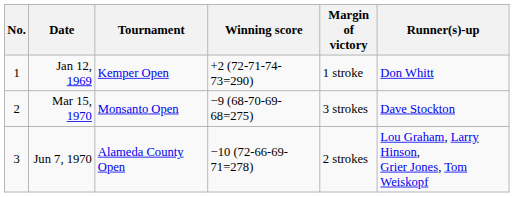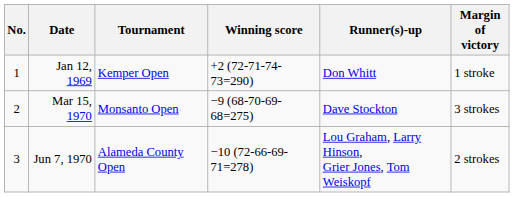columns swapped: (349, 30) <-> (443, 30)
